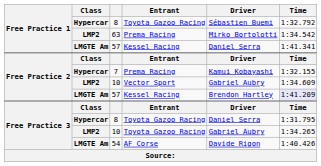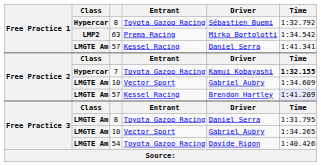(149, 71) Prema Racing -> (164, 71) Toyota Gazoo Racing
(298, 71) normal -> (298, 71) bold
(91, 83) LMP2 -> (91, 83) LMGTE Am
(91, 119) Hypercar -> (91, 119) LMGTE Am
(91, 131) LMP2 -> (91, 131) LMGTE Am
(164, 131) Toyota Gazoo Racing -> (149, 131) Vector Sport
(141, 143) AF Corse -> (164, 143) Toyota Gazoo Racing
